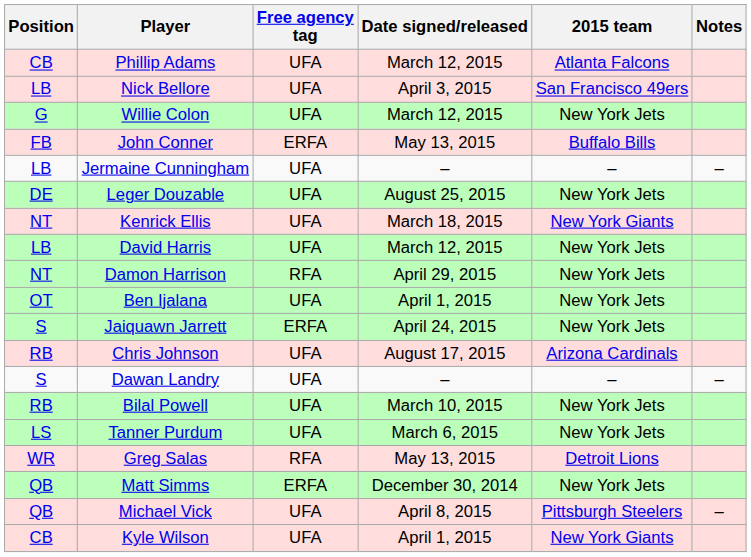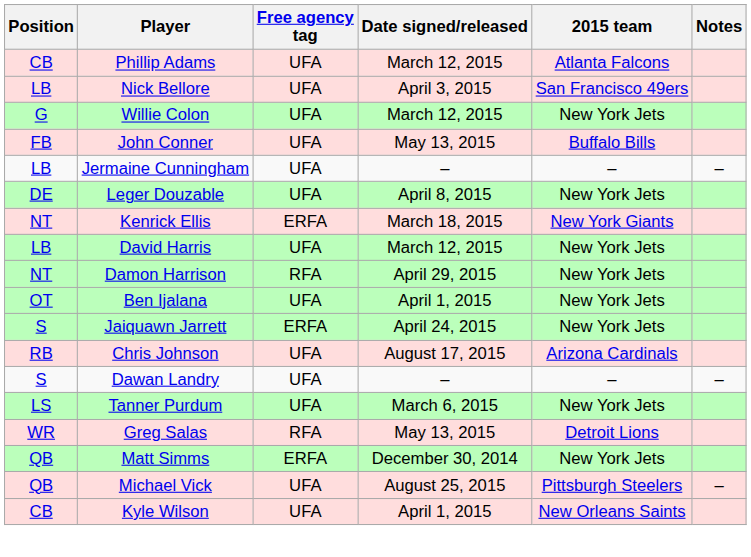(305, 141) ERFA -> (305, 141) UFA
(445, 194) August 25, 2015 -> (445, 194) April 8, 2015
(305, 221) UFA -> (305, 221) ERFA
- row: (165, 405)
(445, 511) April 8, 2015 -> (445, 485) August 25, 2015
(612, 537) New York Giants -> (612, 511) New Orleans Saints
